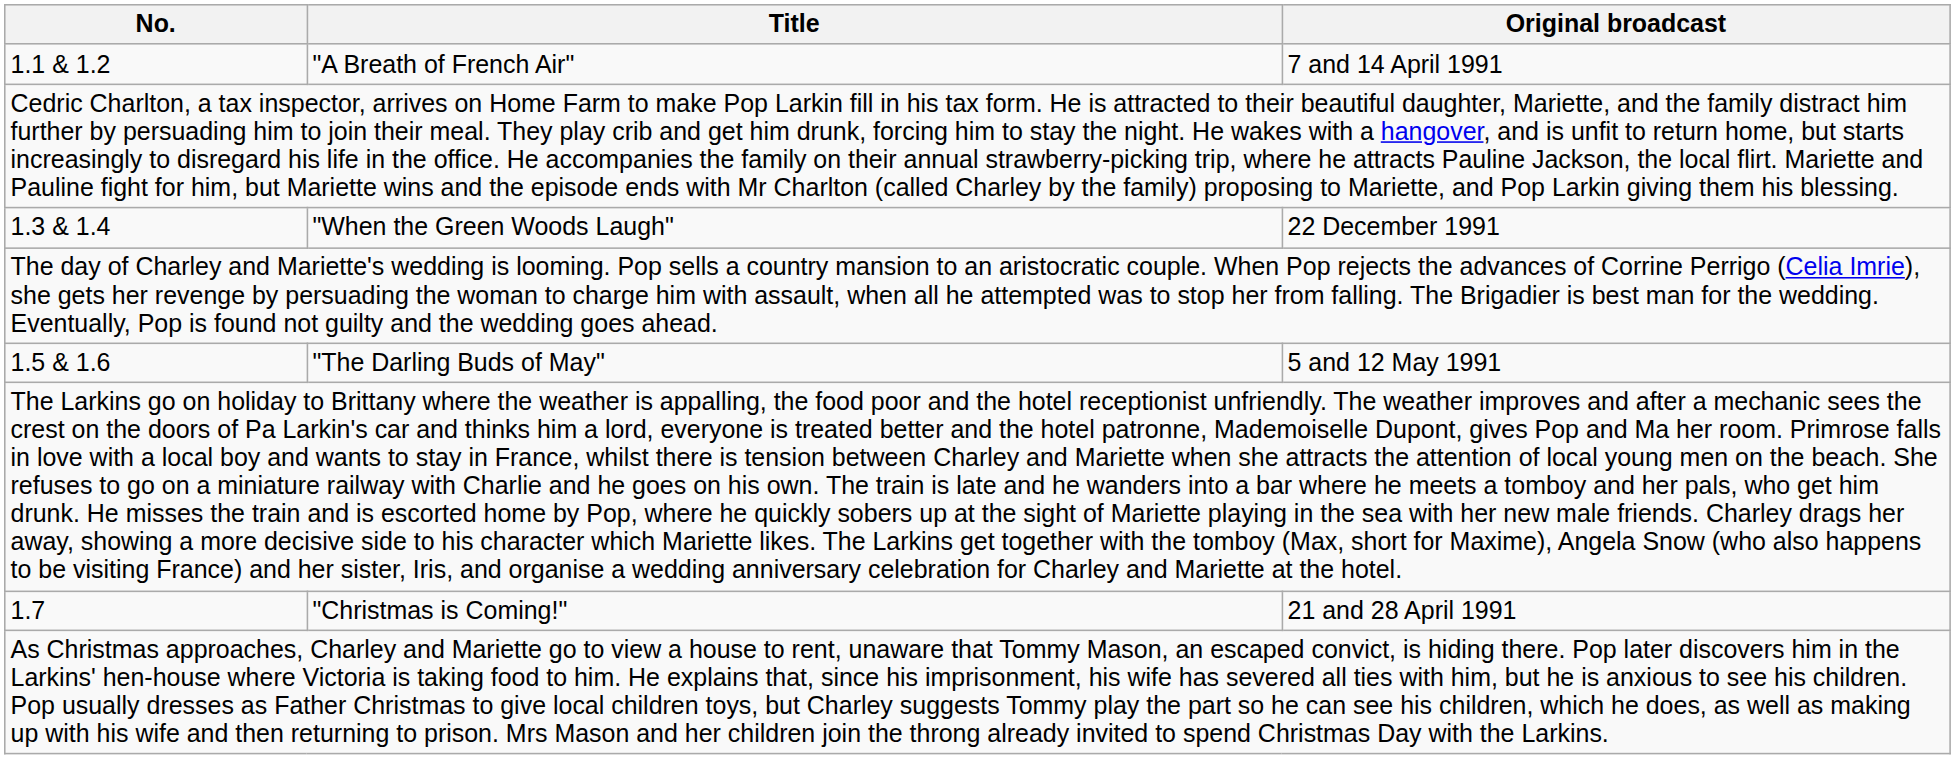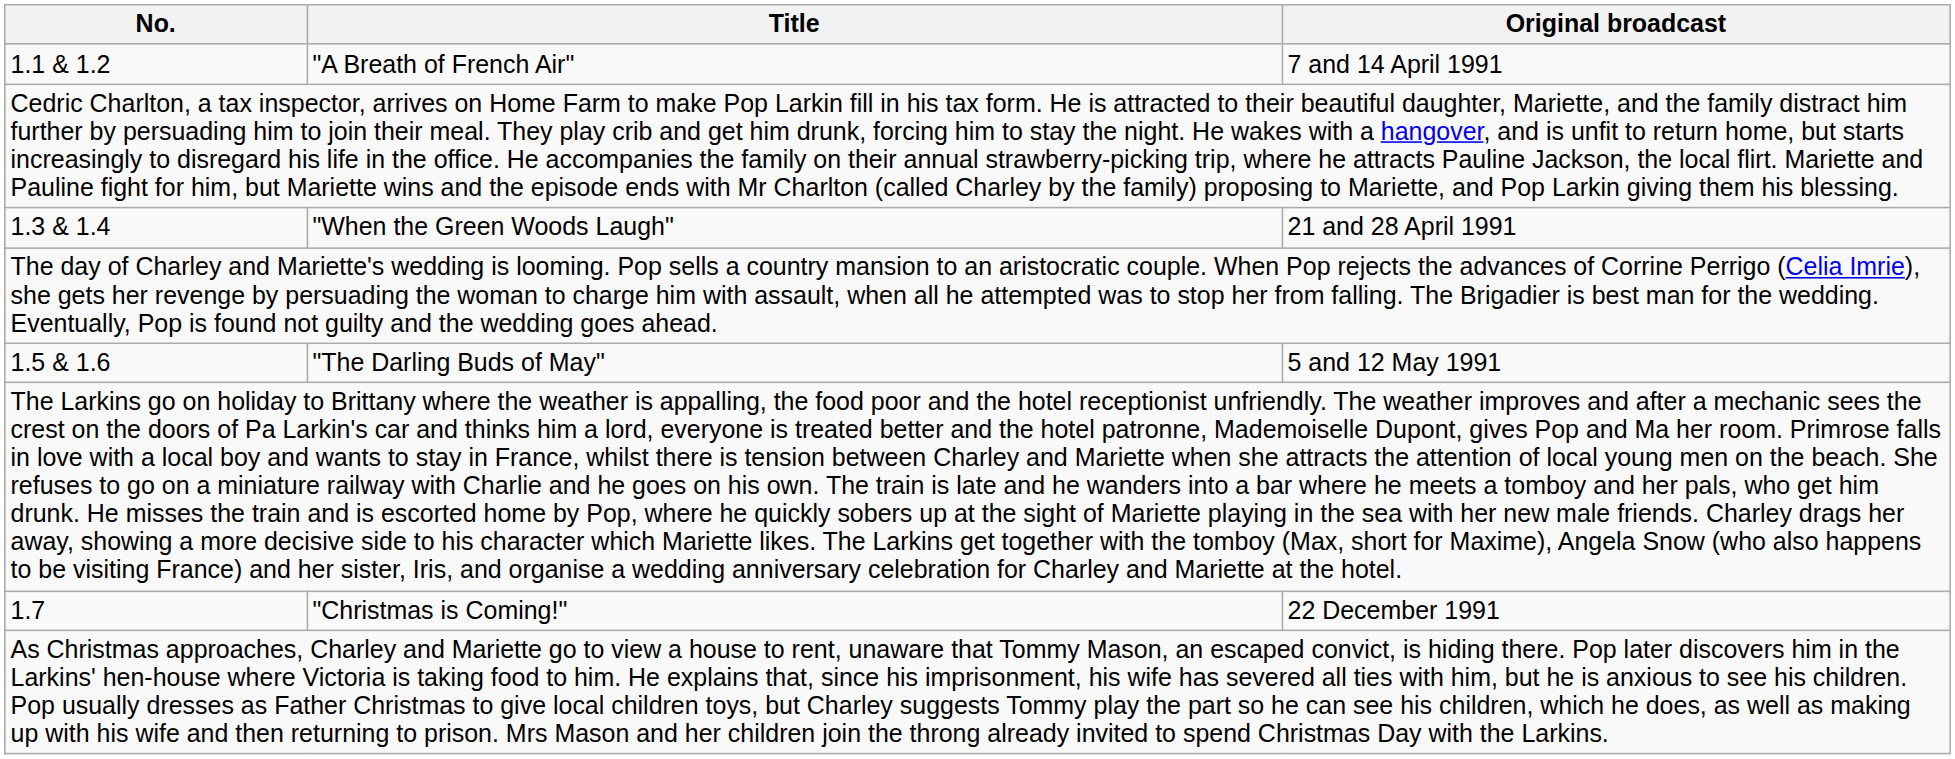(1394, 227) 22 December 1991 -> (1402, 227) 21 and 28 April 1991
(1402, 610) 21 and 28 April 1991 -> (1394, 610) 22 December 1991
